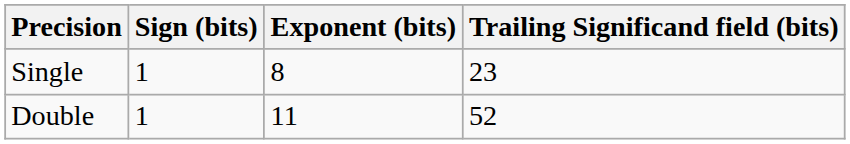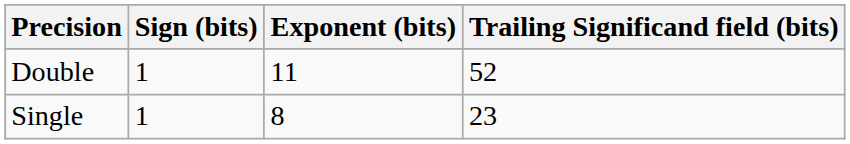rows swapped: (47, 71) <-> (53, 116)
